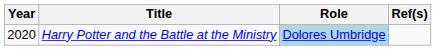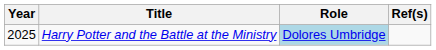(22, 34) 2020 -> (22, 34) 2025
